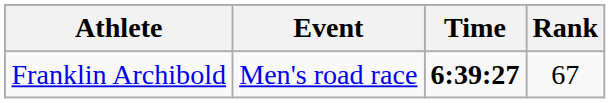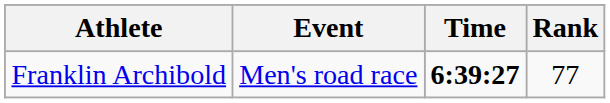(565, 74) 67 -> (565, 74) 77
